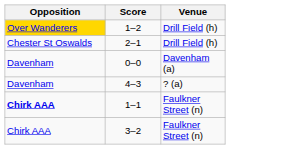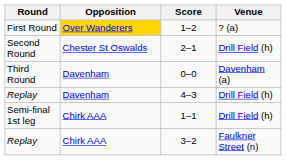+ column: (33, 12)
(190, 27) Drill Field (h) -> (228, 27) ? (a)
(173, 84) ? (a) -> (246, 95) Drill Field (h)
(31, 105) bold -> (84, 115) normal
(183, 105) Faulkner Street (n) -> (246, 115) Drill Field (h)
